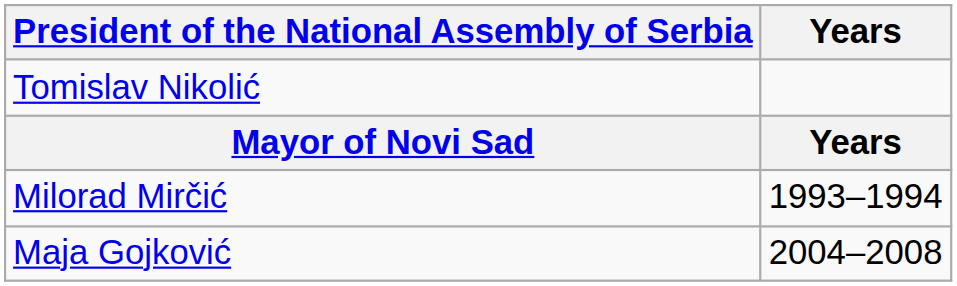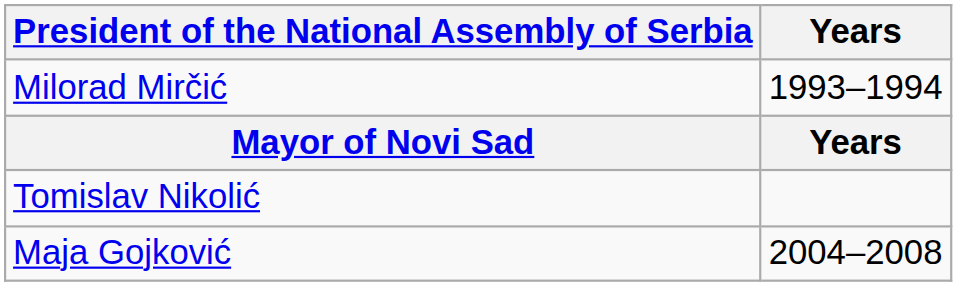rows swapped: (137, 87) <-> (120, 197)
